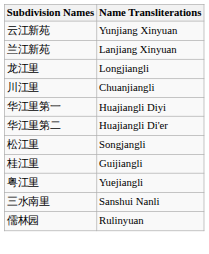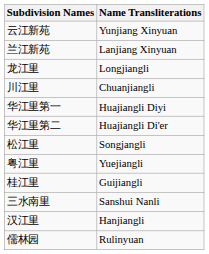rows swapped: (23, 182) <-> (23, 163)
+ row: (23, 220)
